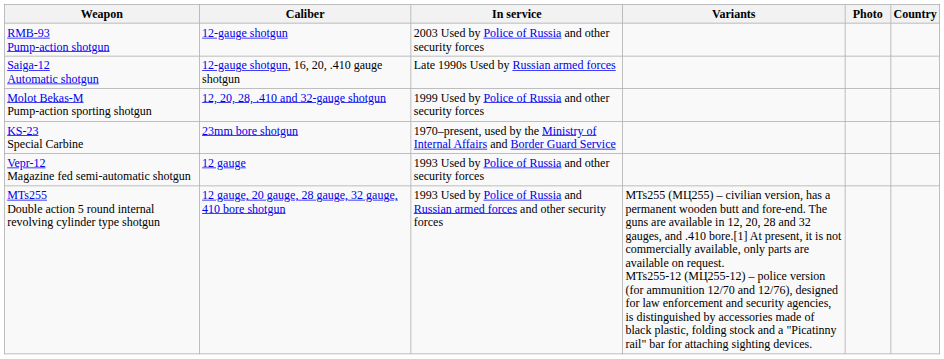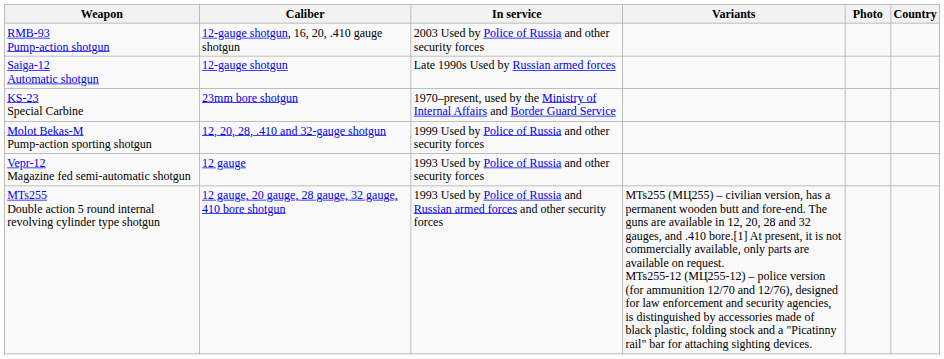(245, 33) 12-gauge shotgun -> (292, 39) 12-gauge shotgun, 16, 20, .410 gauge shotgun
(292, 72) 12-gauge shotgun, 16, 20, .410 gauge shotgun -> (245, 65) 12-gauge shotgun
rows swapped: (45, 137) <-> (79, 104)
